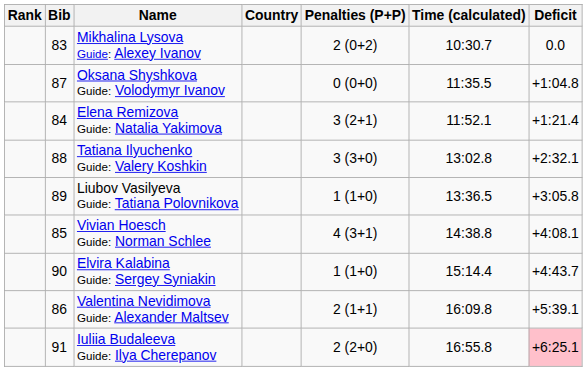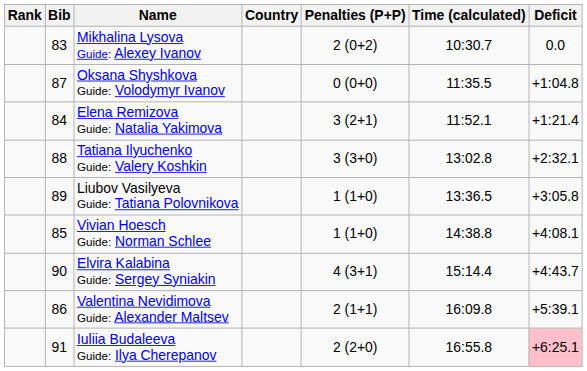(355, 234) 4 (3+1) -> (355, 234) 1 (1+0)
(355, 271) 1 (1+0) -> (355, 271) 4 (3+1)
